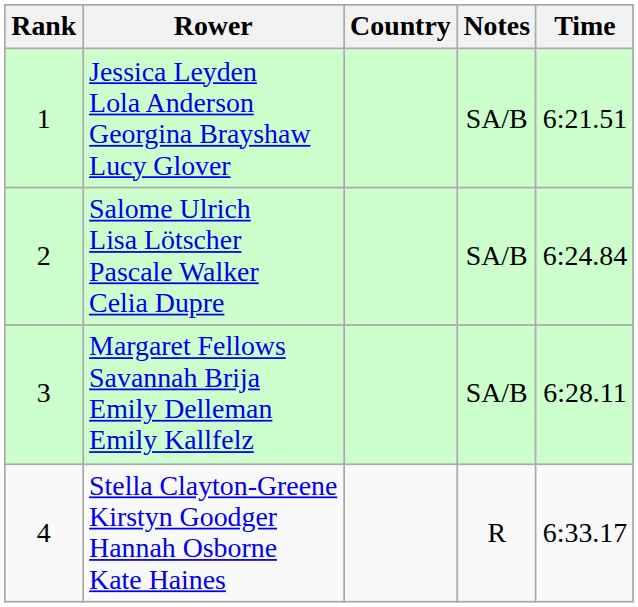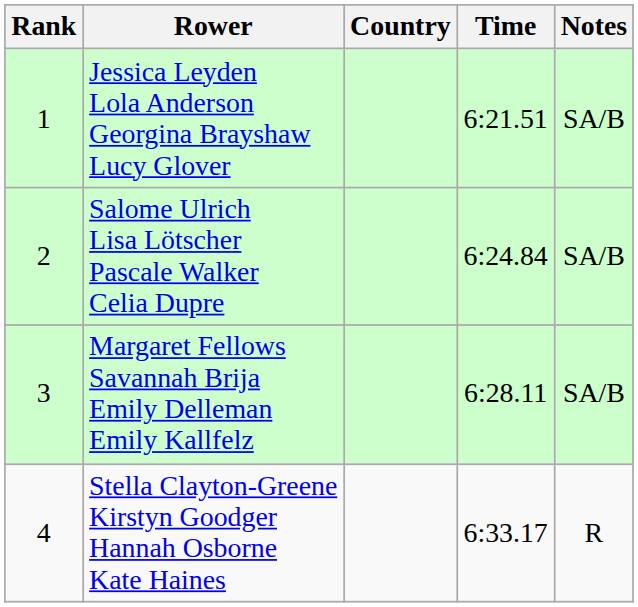columns swapped: (585, 26) <-> (497, 26)
